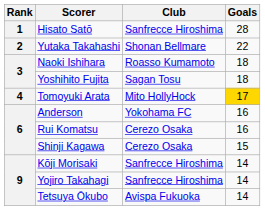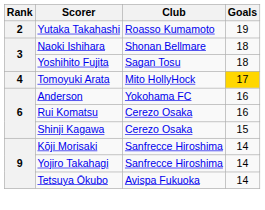- row: (65, 29)
(165, 46) Shonan Bellmare -> (170, 29) Roasso Kumamoto
(242, 46) 22 -> (242, 29) 19
(170, 63) Roasso Kumamoto -> (165, 46) Shonan Bellmare
